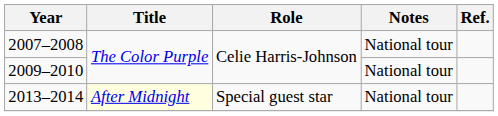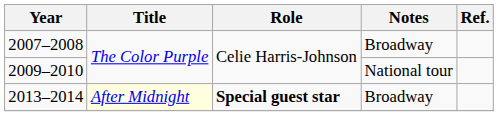(409, 44) National tour -> (399, 44) Broadway
(274, 96) normal -> (278, 96) bold
(409, 96) National tour -> (399, 96) Broadway
